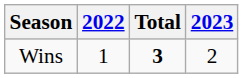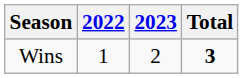columns swapped: (212, 21) <-> (158, 21)
